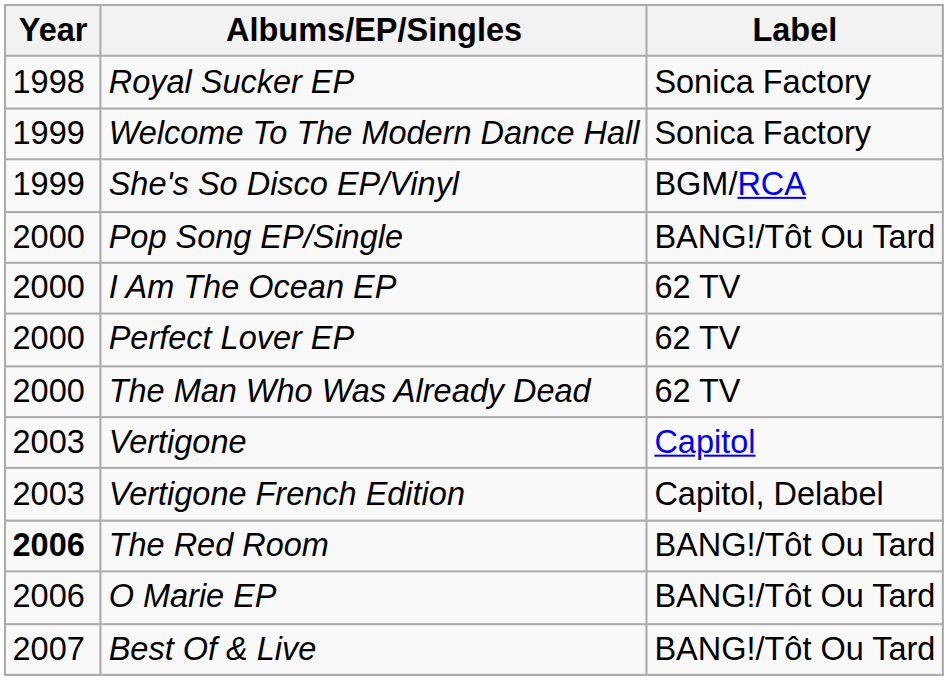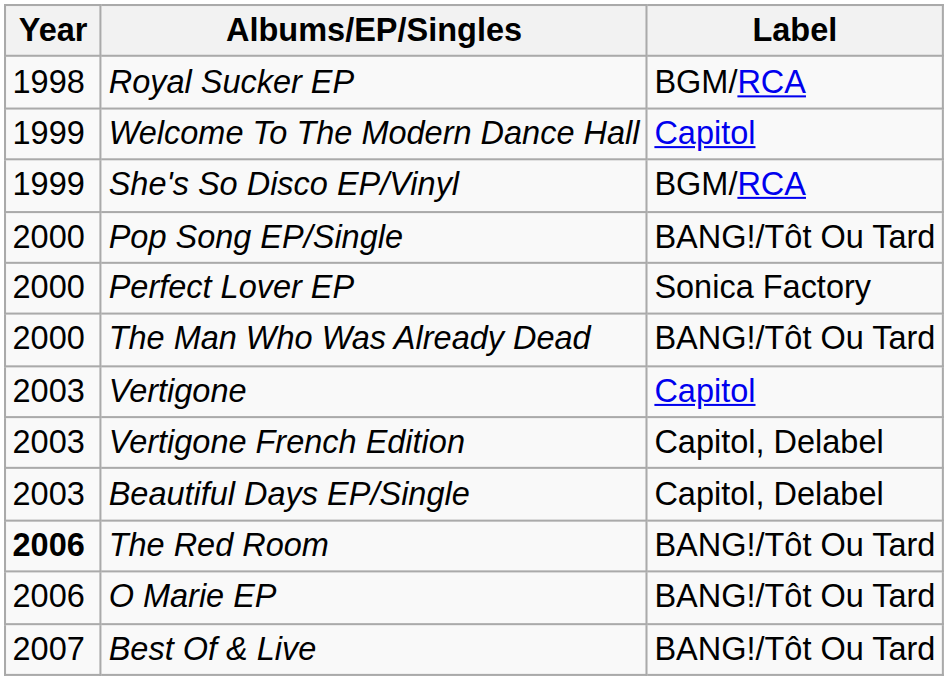(763, 81) Sonica Factory -> (730, 81) BGM/RCA
(763, 133) Sonica Factory -> (705, 133) Capitol
- row: (252, 287)
(697, 339) 62 TV -> (763, 287) Sonica Factory
(697, 390) 62 TV -> (795, 339) BANG!/Tôt Ou Tard
+ row: (289, 493)
